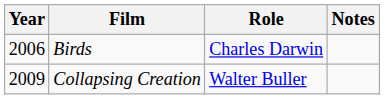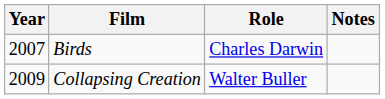(27, 49) 2006 -> (27, 49) 2007
